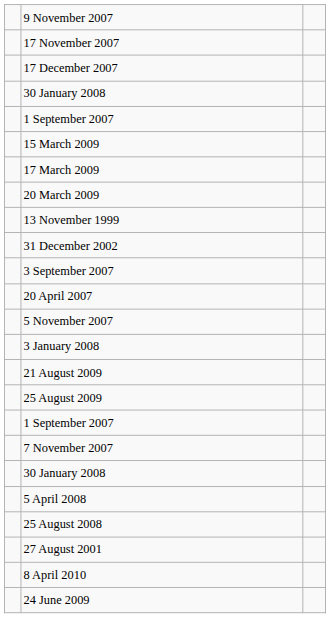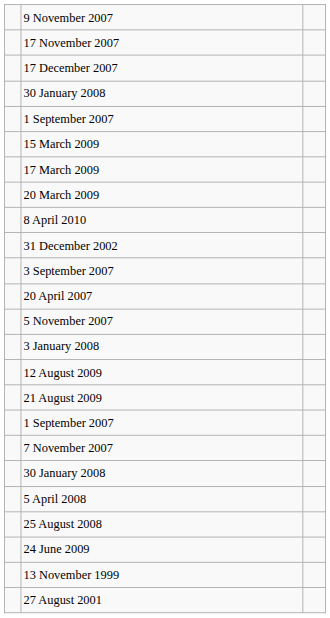rows swapped: (13, 575) <-> (13, 220)
+ row: (13, 372)
- row: (13, 398)
rows swapped: (13, 600) <-> (13, 550)
